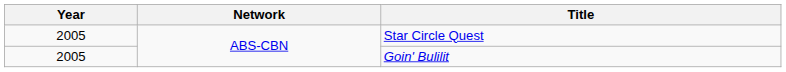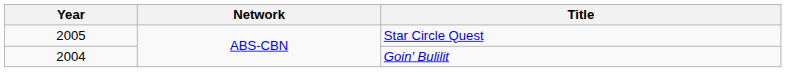(71, 56) 2005 -> (71, 56) 2004
